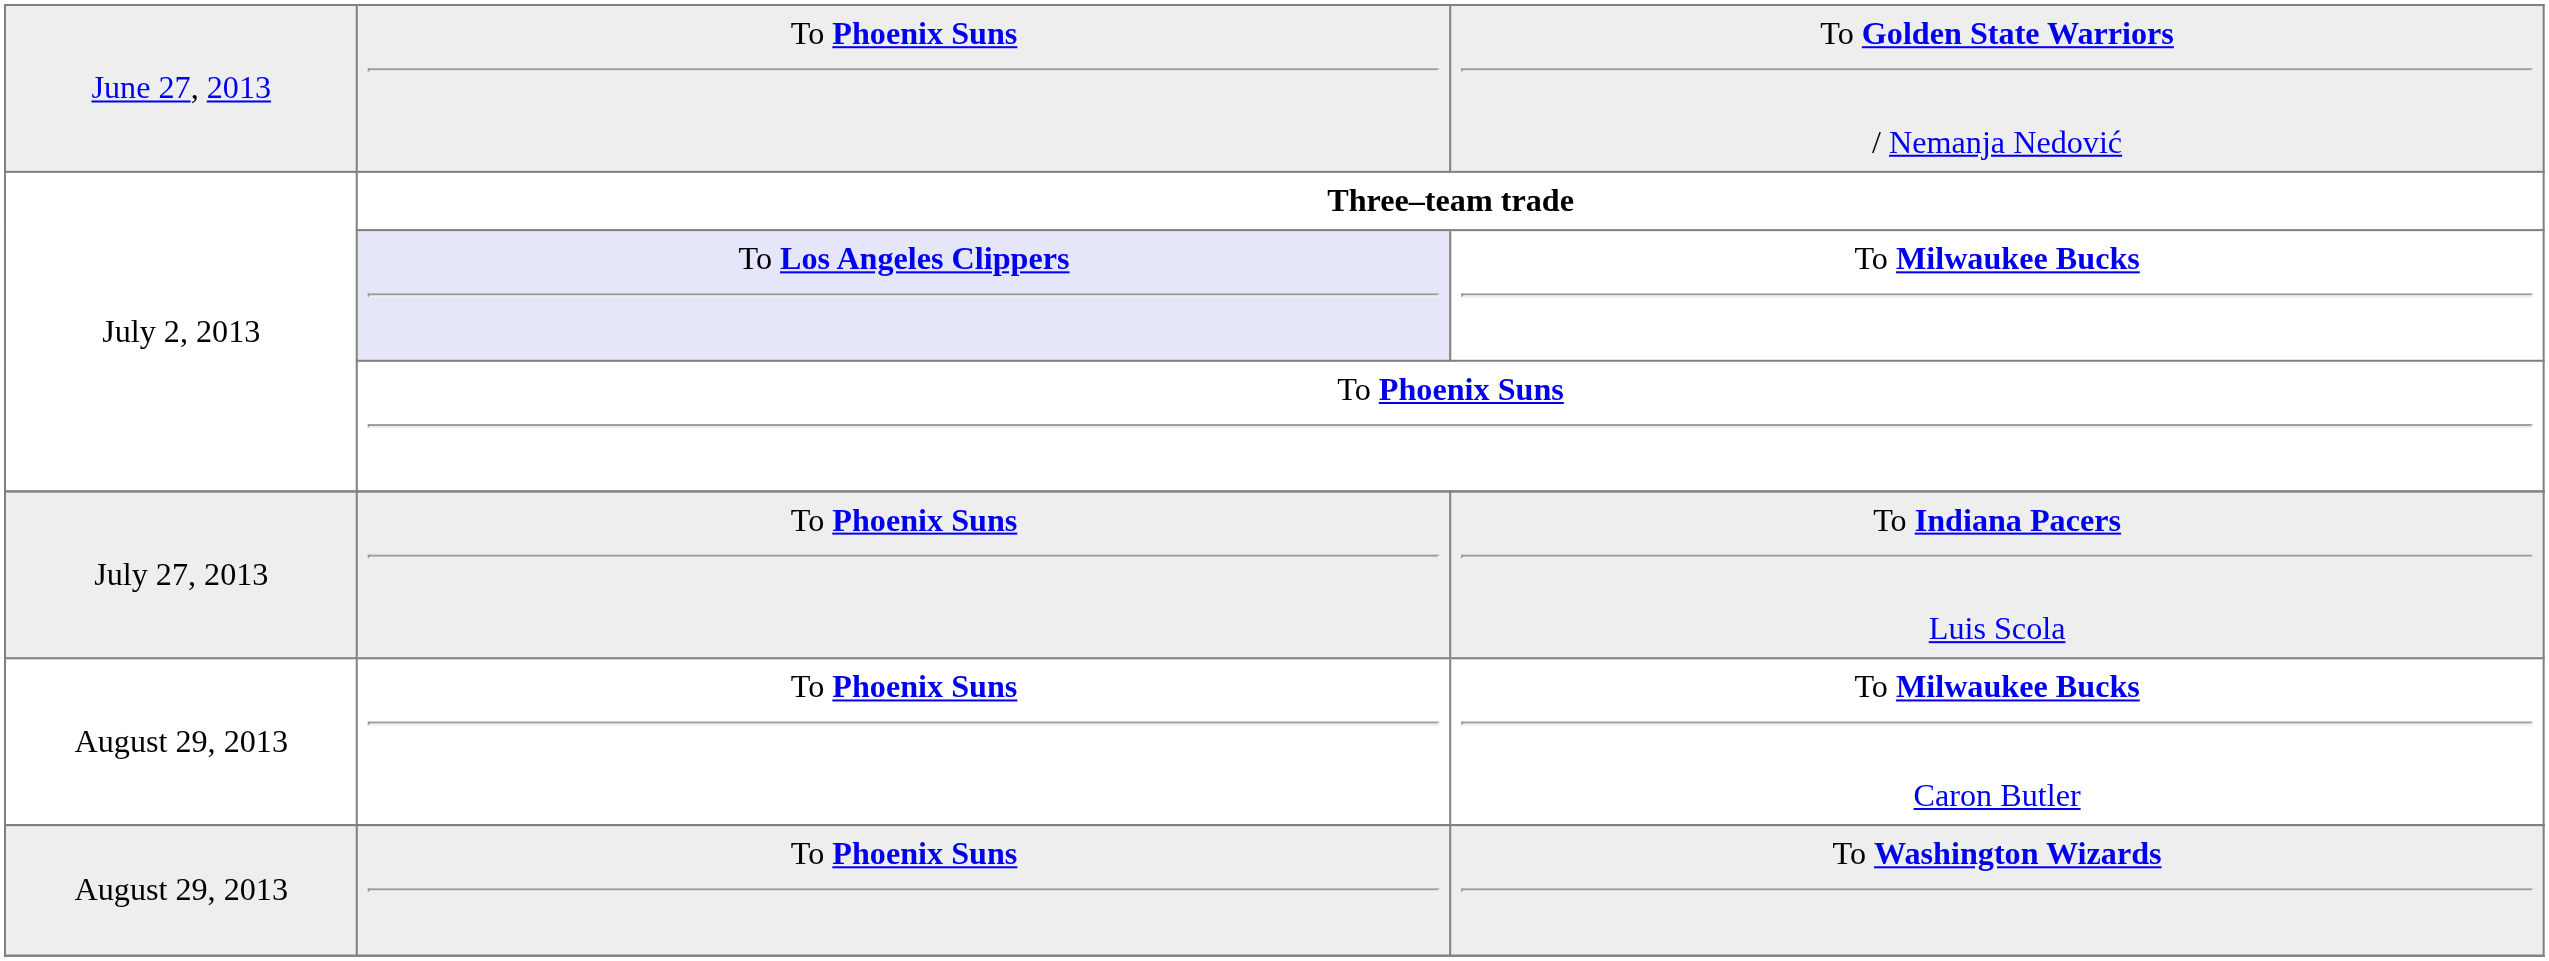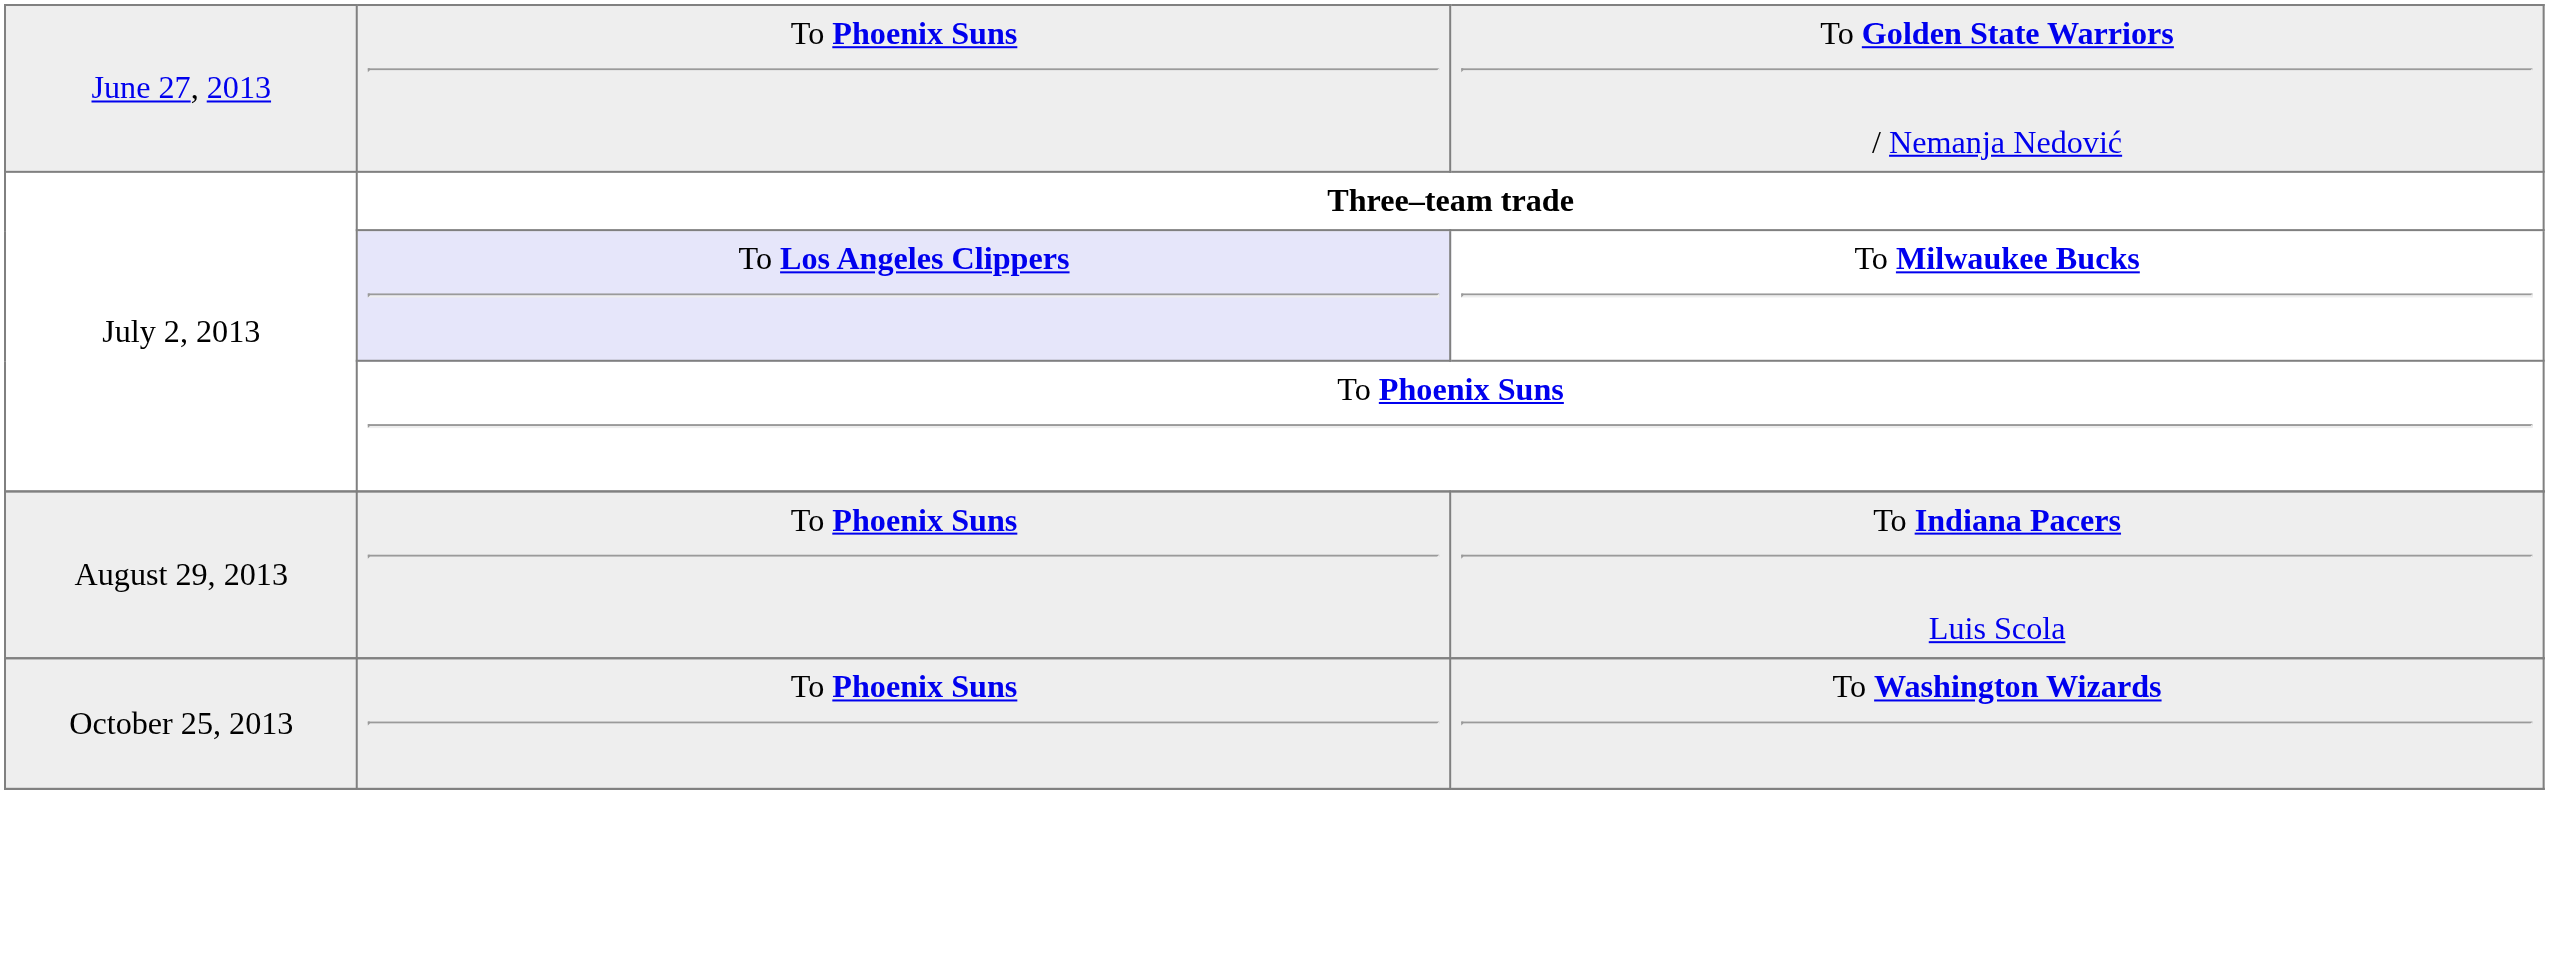(181, 574) July 27, 2013 -> (181, 574) August 29, 2013
- row: (1997, 741)
(181, 889) August 29, 2013 -> (181, 723) October 25, 2013
